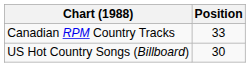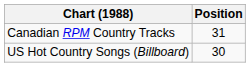(219, 33) 33 -> (219, 33) 31
